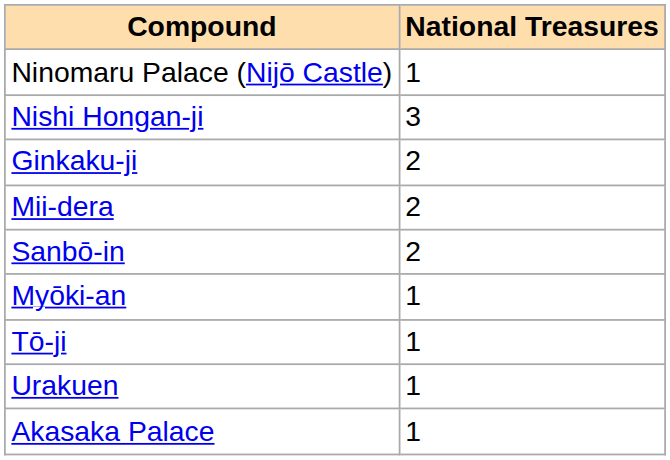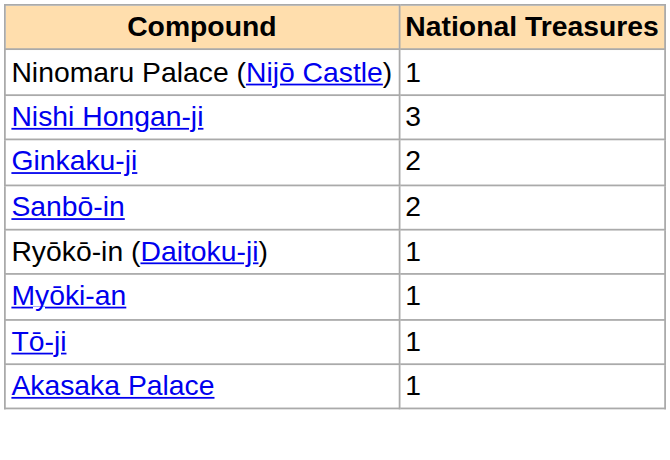- row: (63, 206)
+ row: (140, 251)
- row: (65, 386)
